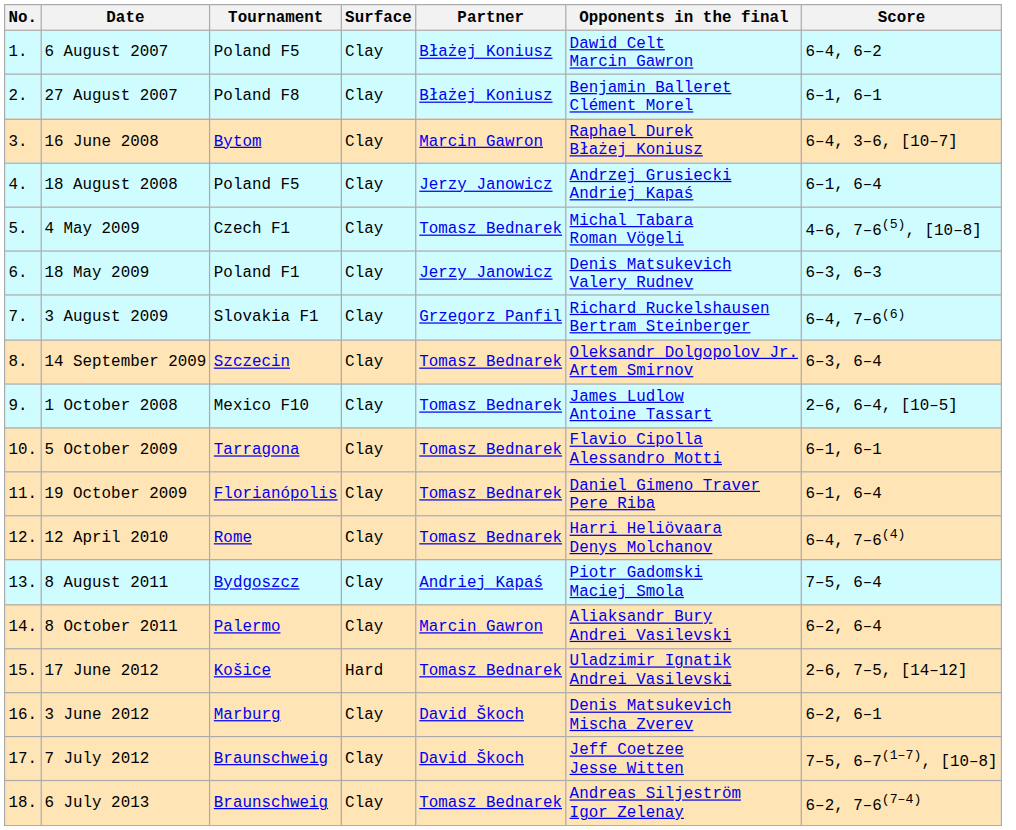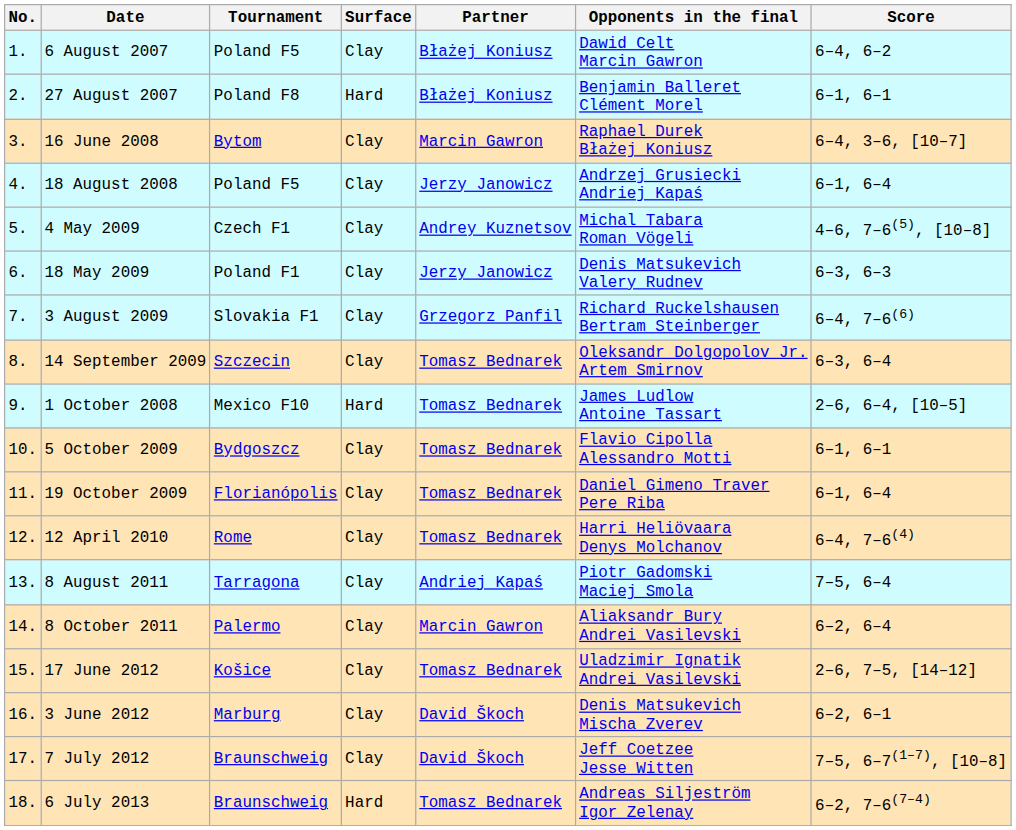(364, 97) Clay -> (364, 97) Hard
(491, 229) Tomasz Bednarek -> (495, 229) Andrey Kuznetsov
(364, 406) Clay -> (364, 406) Hard
(257, 450) Tarragona -> (257, 450) Bydgoszcz
(257, 582) Bydgoszcz -> (257, 582) Tarragona
(364, 671) Hard -> (364, 671) Clay
(364, 803) Clay -> (364, 803) Hard
